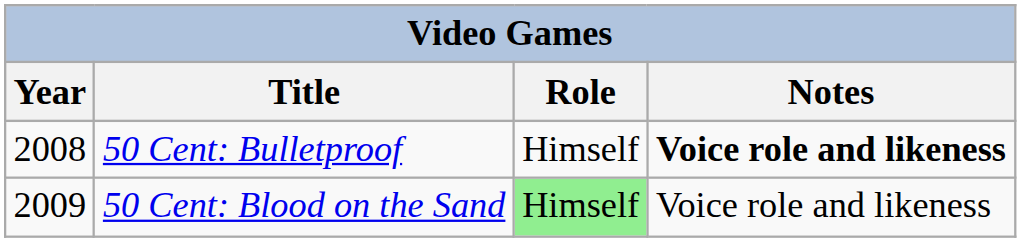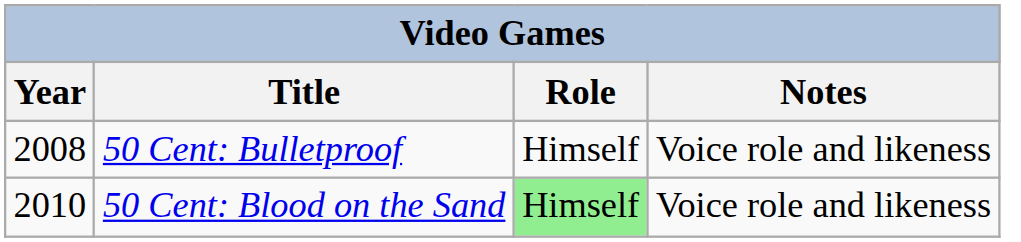(831, 148) bold -> (823, 148) normal
(50, 206) 2009 -> (50, 206) 2010
